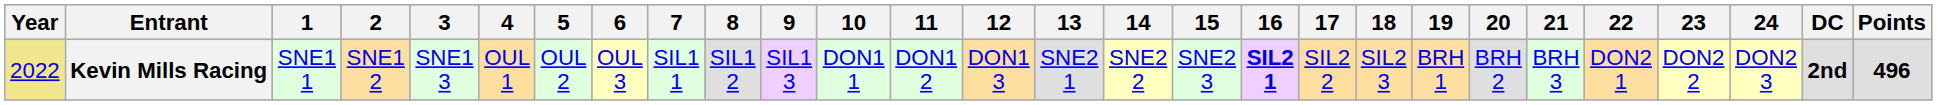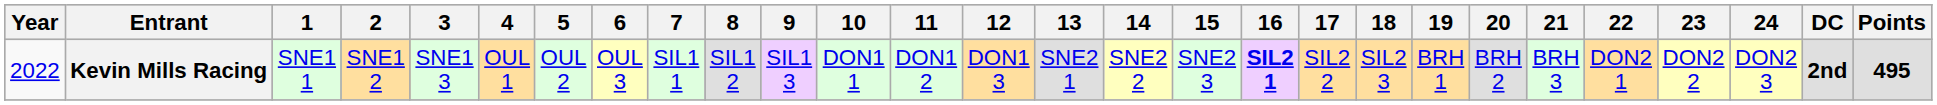(35, 69) khaki background -> (35, 69) no background
(1892, 69) 496 -> (1892, 69) 495
